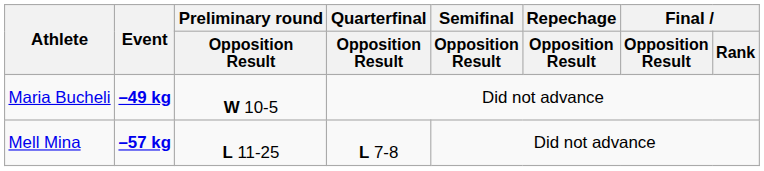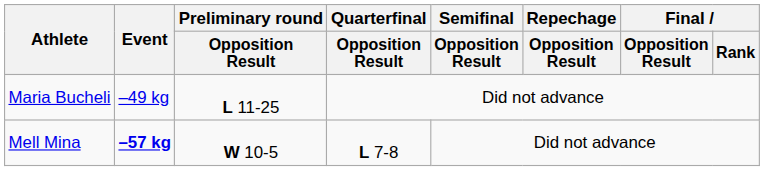(145, 97) bold -> (144, 97) normal
(251, 107) W 10-5 -> (251, 107) L 11-25
(251, 152) L 11-25 -> (251, 152) W 10-5
